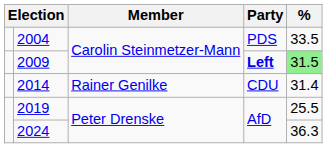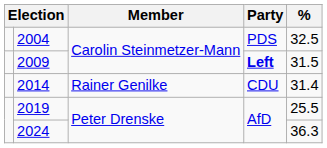(304, 39) 33.5 -> (304, 39) 32.5
(304, 62) lightgreen background -> (304, 62) no background
